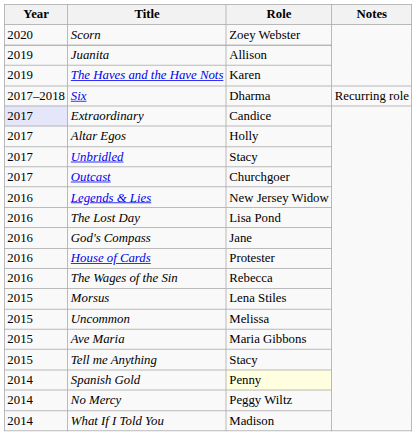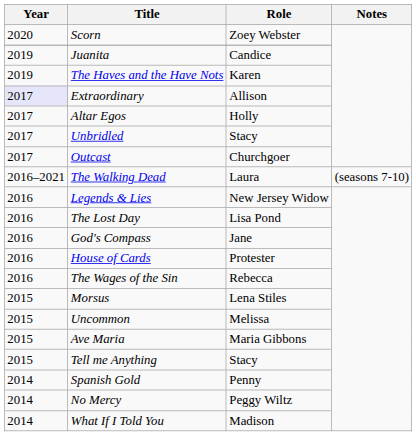(248, 55) Allison -> (250, 55) Candice
- row: (79, 95)
(250, 116) Candice -> (248, 95) Allison
+ row: (118, 177)
(245, 380) lightyellow background -> (245, 380) no background
